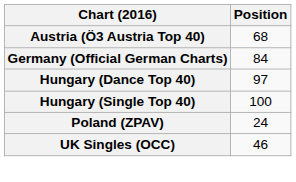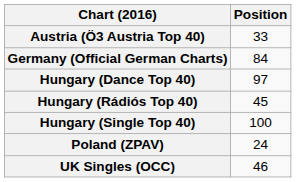(261, 36) 68 -> (261, 36) 33
+ row: (118, 101)
